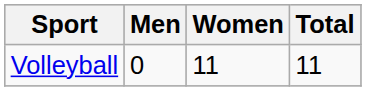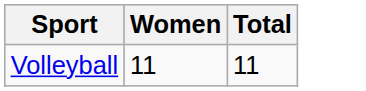- column: (155, 24)
